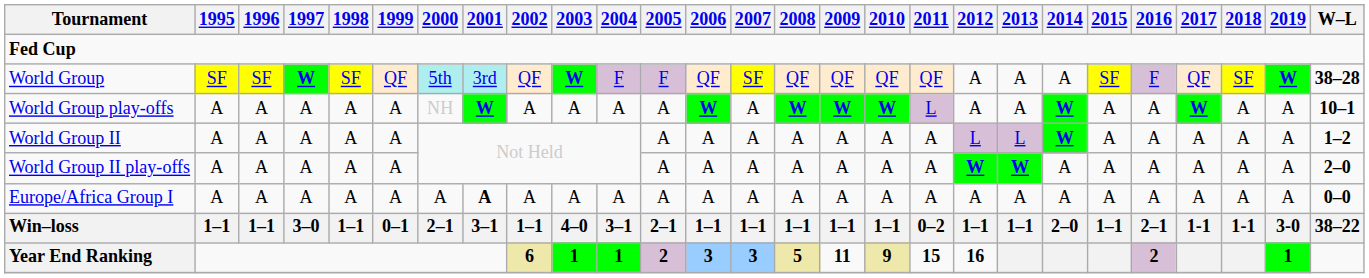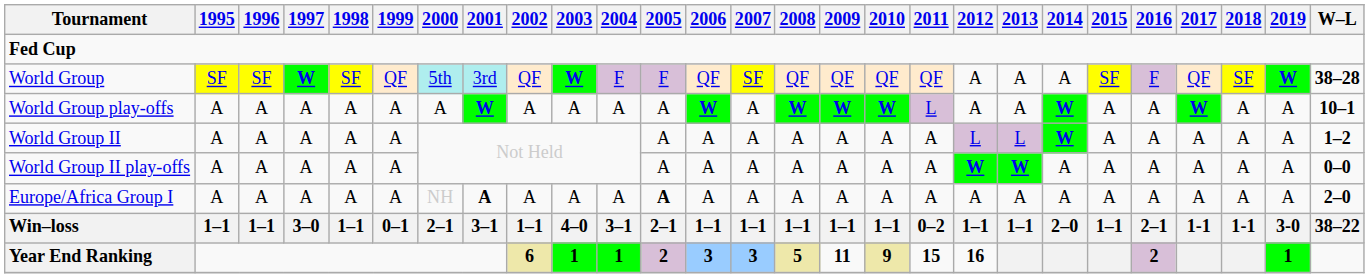(440, 108) NH -> (440, 108) A
(1337, 167) 2–0 -> (1337, 167) 0–0
(440, 197) A -> (440, 197) NH
(664, 197) normal -> (664, 197) bold
(1337, 197) 0–0 -> (1337, 197) 2–0
